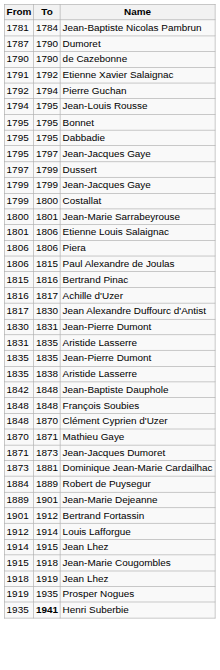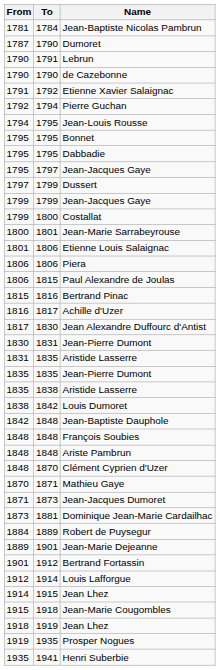+ row: (18, 59)
+ row: (18, 405)
+ row: (18, 452)
(47, 610) bold -> (47, 657) normal
